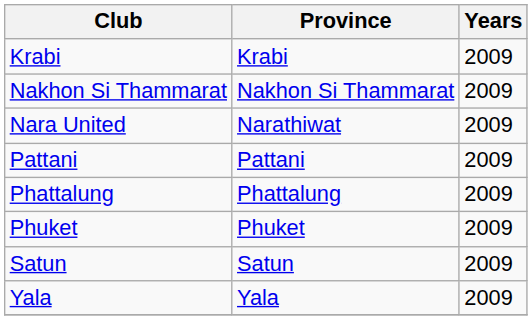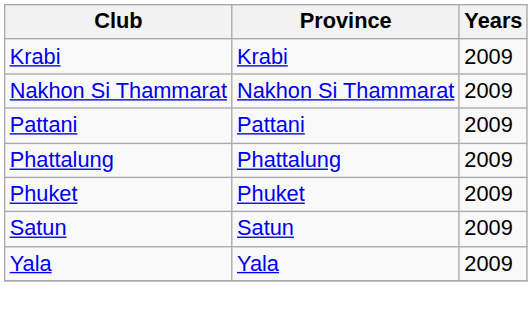- row: (68, 125)
